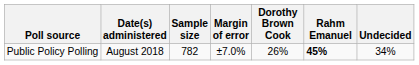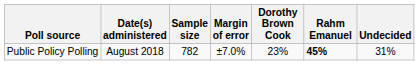(278, 51) 26% -> (278, 51) 23%
(385, 51) 34% -> (385, 51) 31%
